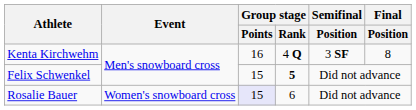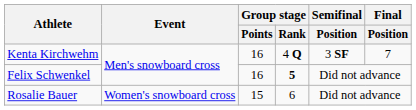(388, 54) 8 -> (388, 54) 7
(257, 75) 15 -> (257, 75) 16
(257, 95) lavender background -> (257, 95) no background
